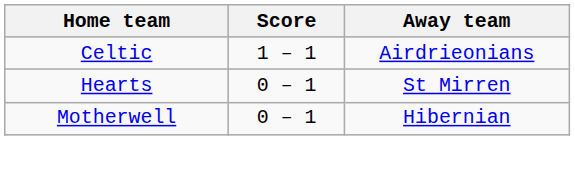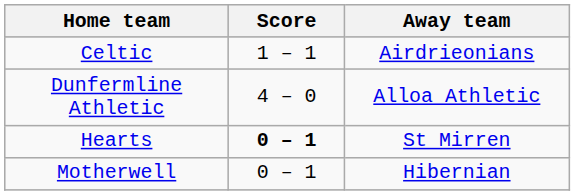+ row: (117, 97)
(287, 86) normal -> (287, 141) bold
